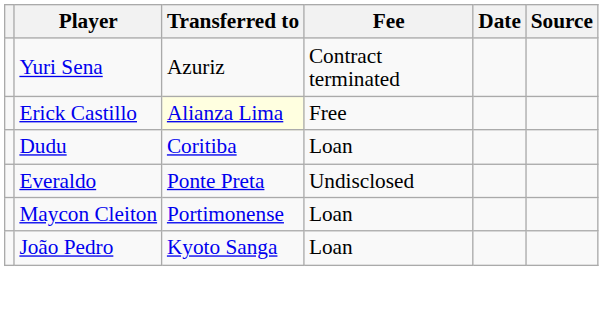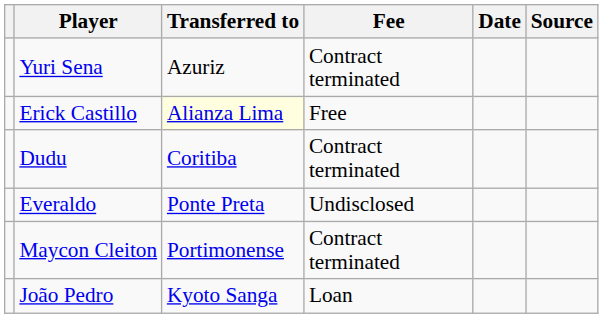(331, 146) Loan -> (354, 158) Contract terminated
(331, 214) Loan -> (354, 249) Contract terminated
